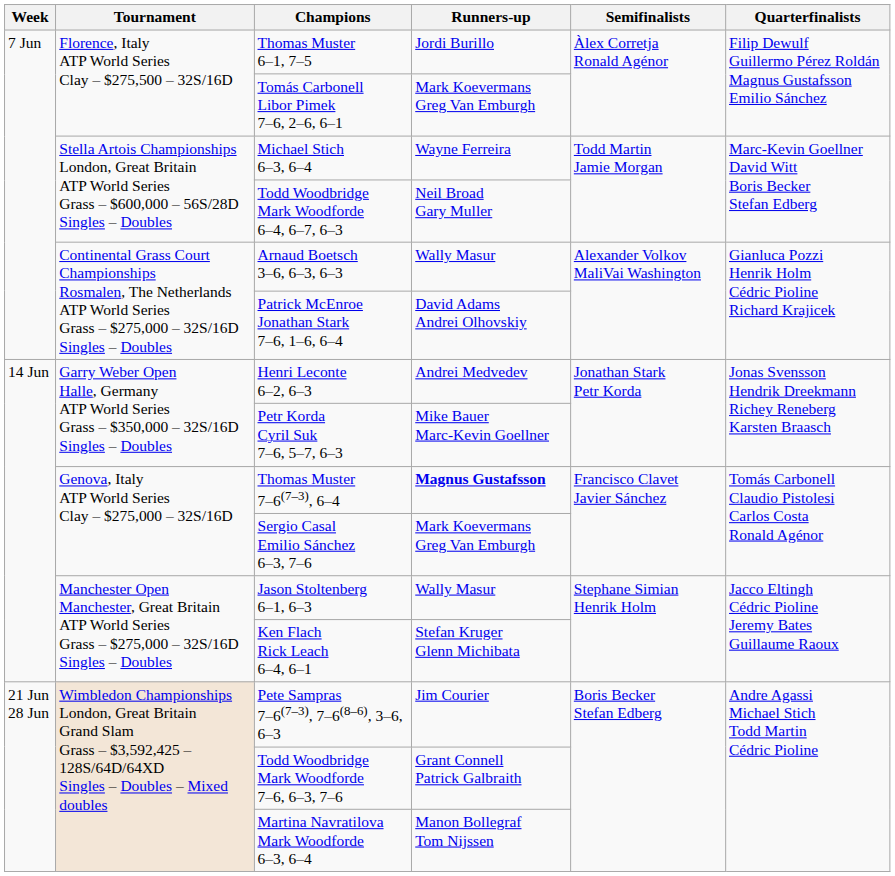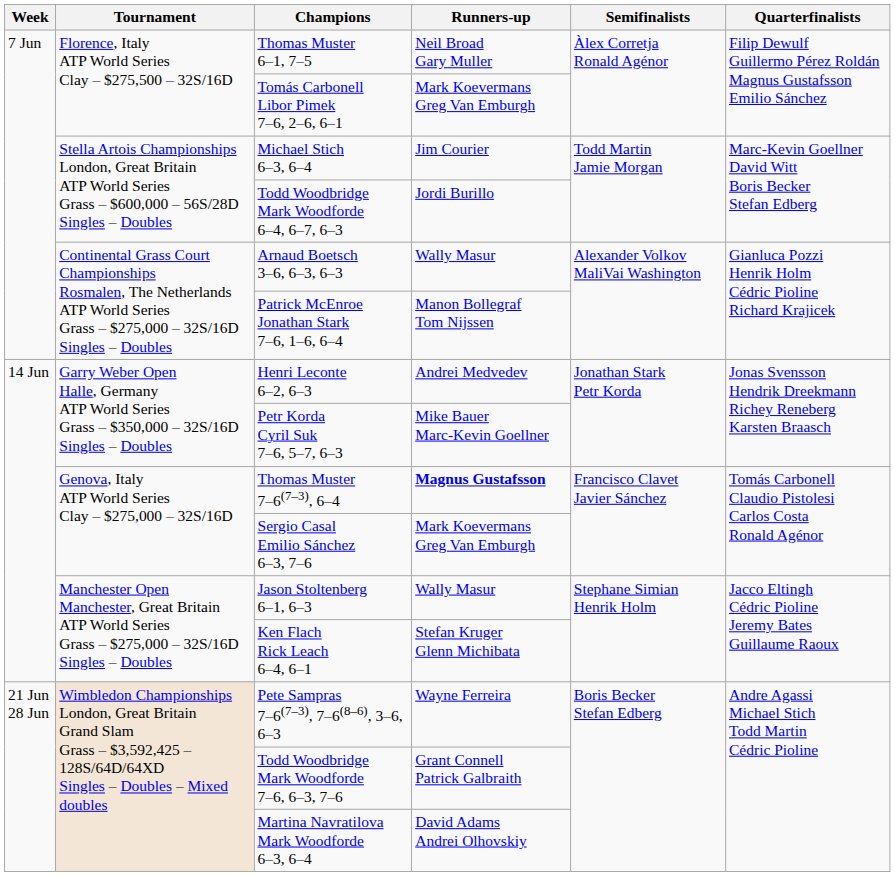(455, 43) Jordi Burillo -> (454, 52) Neil Broad Gary Muller
(463, 149) Wayne Ferreira -> (452, 149) Jim Courier
(454, 202) Neil Broad Gary Muller -> (455, 193) Jordi Burillo
(471, 313) David Adams Andrei Olhovskiy -> (468, 313) Manon Bollegraf Tom Nijssen
(452, 694) Jim Courier -> (463, 694) Wayne Ferreira
(468, 831) Manon Bollegraf Tom Nijssen -> (471, 831) David Adams Andrei Olhovskiy
